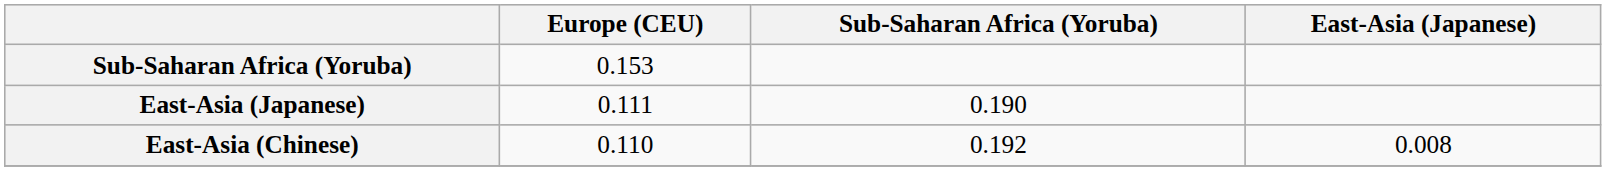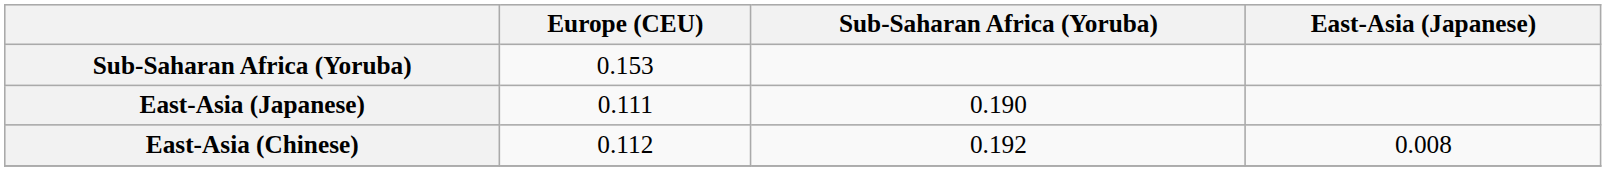(625, 144) 0.110 -> (625, 144) 0.112
